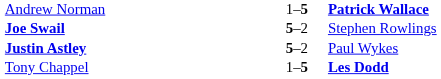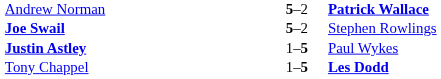(297, 9) 1–5 -> (297, 9) 5–2
(297, 48) 5–2 -> (297, 48) 1–5
